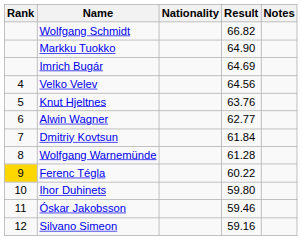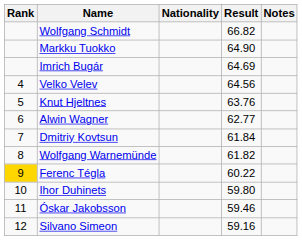(241, 155) 61.28 -> (241, 155) 61.82
